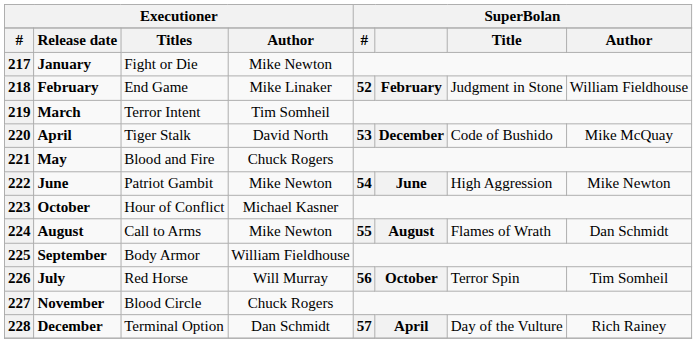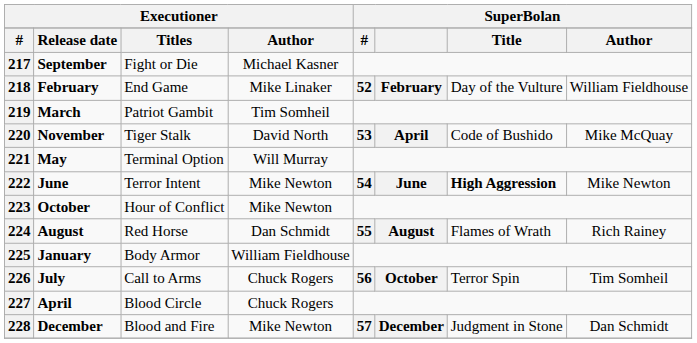(64, 64) January -> (72, 64) September
(291, 64) Mike Newton -> (291, 64) Michael Kasner
(507, 87) Judgment in Stone -> (507, 87) Day of the Vulture
(162, 111) Terror Intent -> (169, 111) Patriot Gambit
(55, 135) April -> (71, 135) November
(411, 135) December -> (411, 135) April
(169, 159) Blood and Fire -> (174, 159) Terminal Option
(291, 159) Chuck Rogers -> (291, 159) Will Murray
(169, 183) Patriot Gambit -> (162, 183) Terror Intent
(502, 183) normal -> (503, 183) bold
(291, 207) Michael Kasner -> (291, 207) Mike Newton
(163, 231) Call to Arms -> (156, 231) Red Horse
(291, 231) Mike Newton -> (291, 231) Dan Schmidt
(629, 231) Dan Schmidt -> (629, 231) Rich Rainey
(72, 254) September -> (64, 254) January
(156, 278) Red Horse -> (163, 278) Call to Arms
(291, 278) Will Murray -> (291, 278) Chuck Rogers
(71, 302) November -> (55, 302) April
(174, 326) Terminal Option -> (169, 326) Blood and Fire
(291, 326) Dan Schmidt -> (291, 326) Mike Newton
(411, 326) April -> (411, 326) December
(507, 326) Day of the Vulture -> (507, 326) Judgment in Stone
(629, 326) Rich Rainey -> (629, 326) Dan Schmidt
